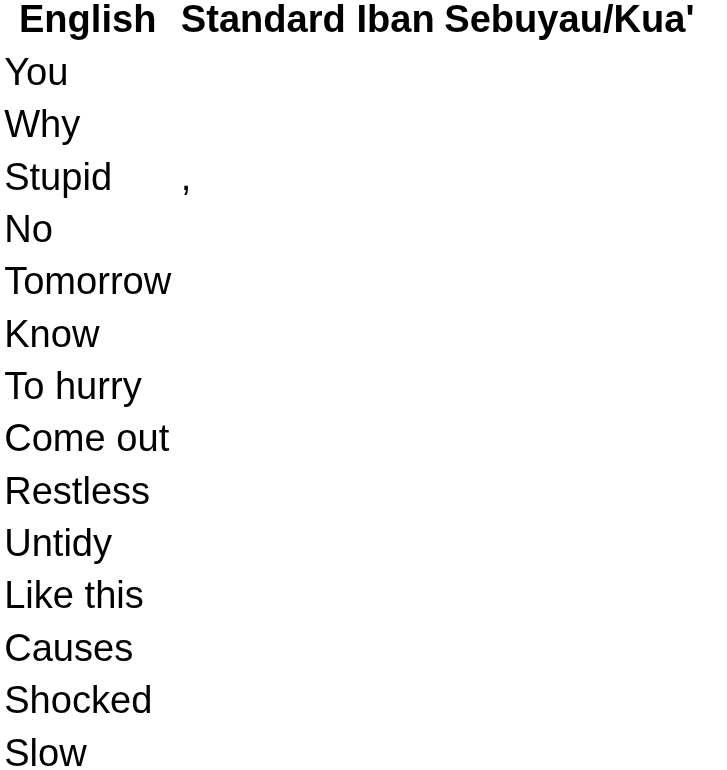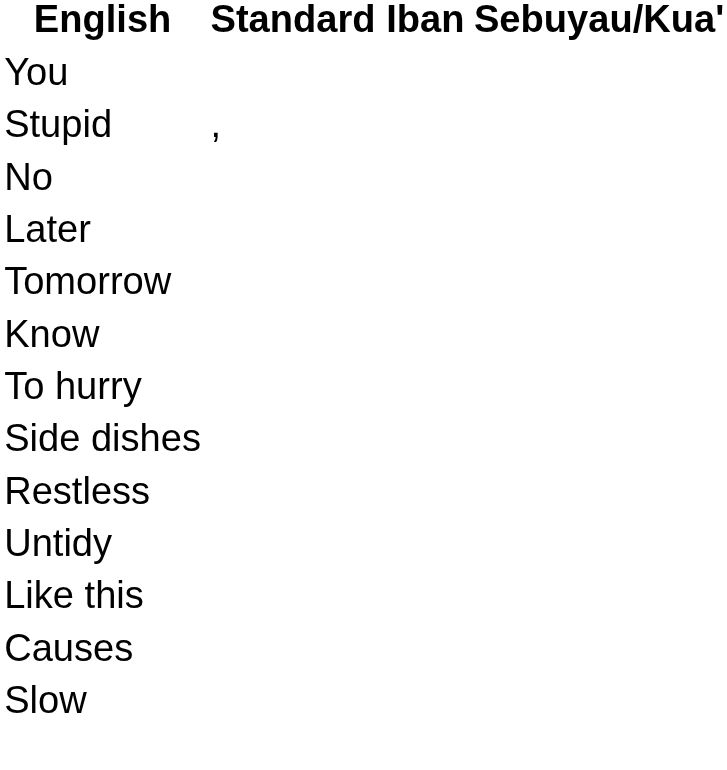- row: (42, 124)
+ row: (48, 229)
+ row: (103, 438)
- row: (87, 438)
- row: (78, 700)
